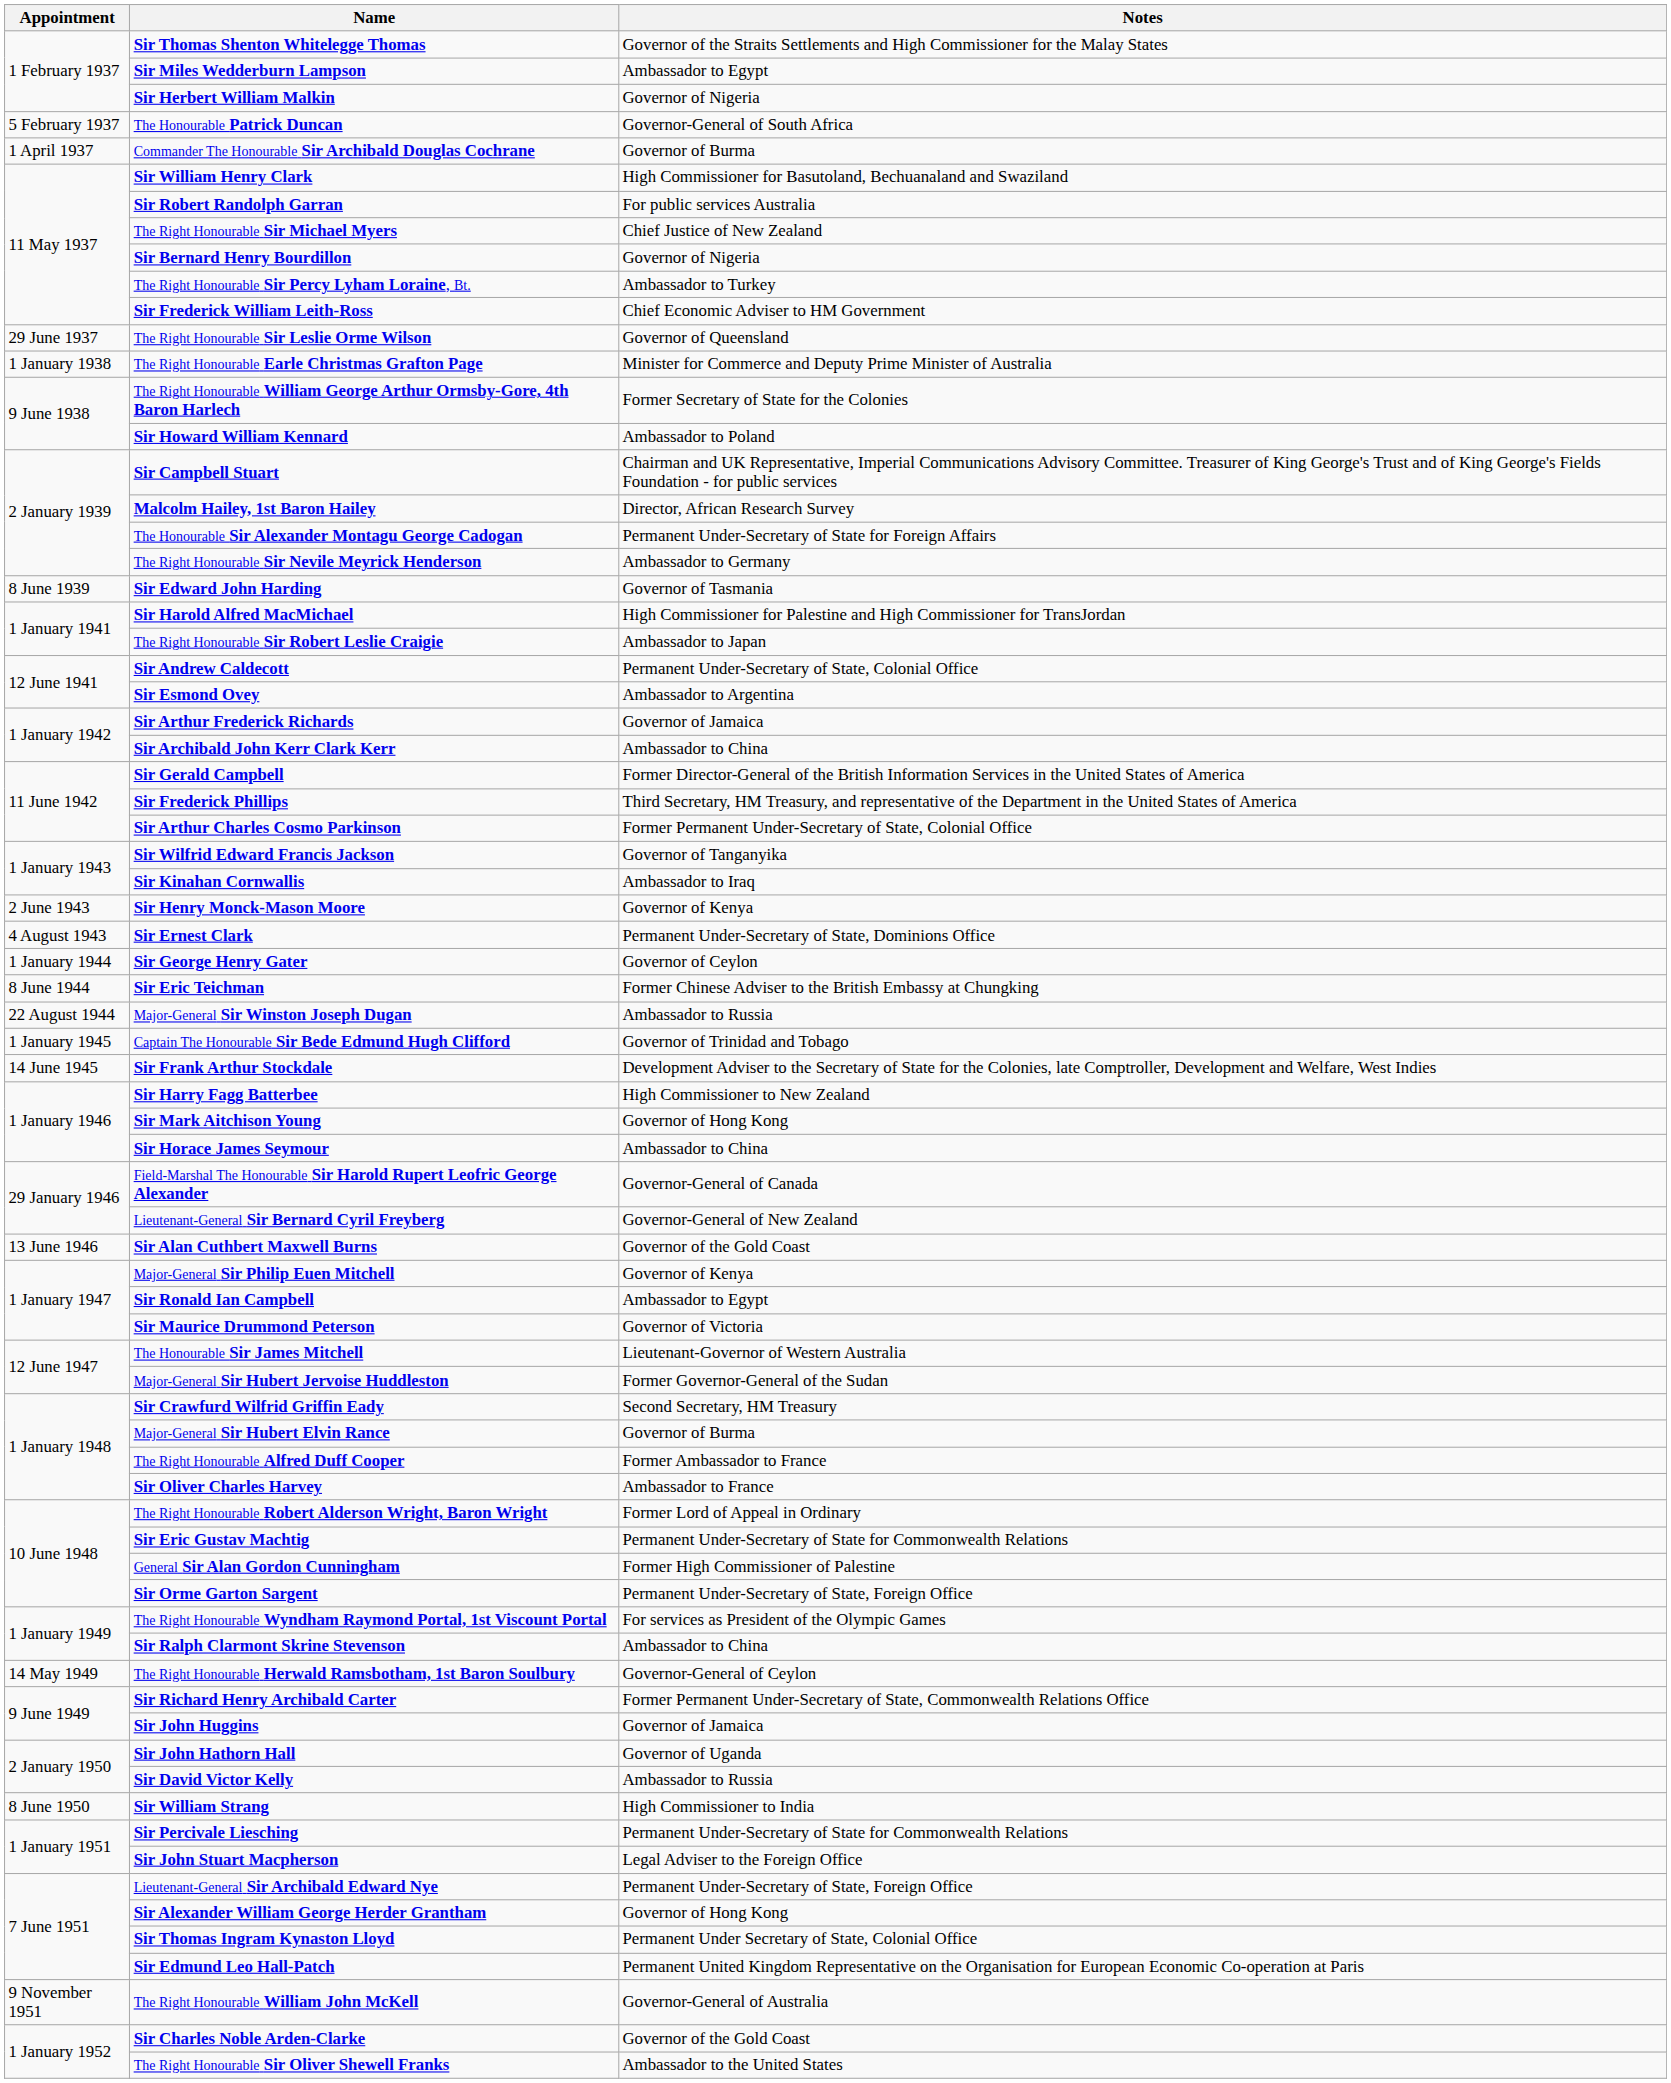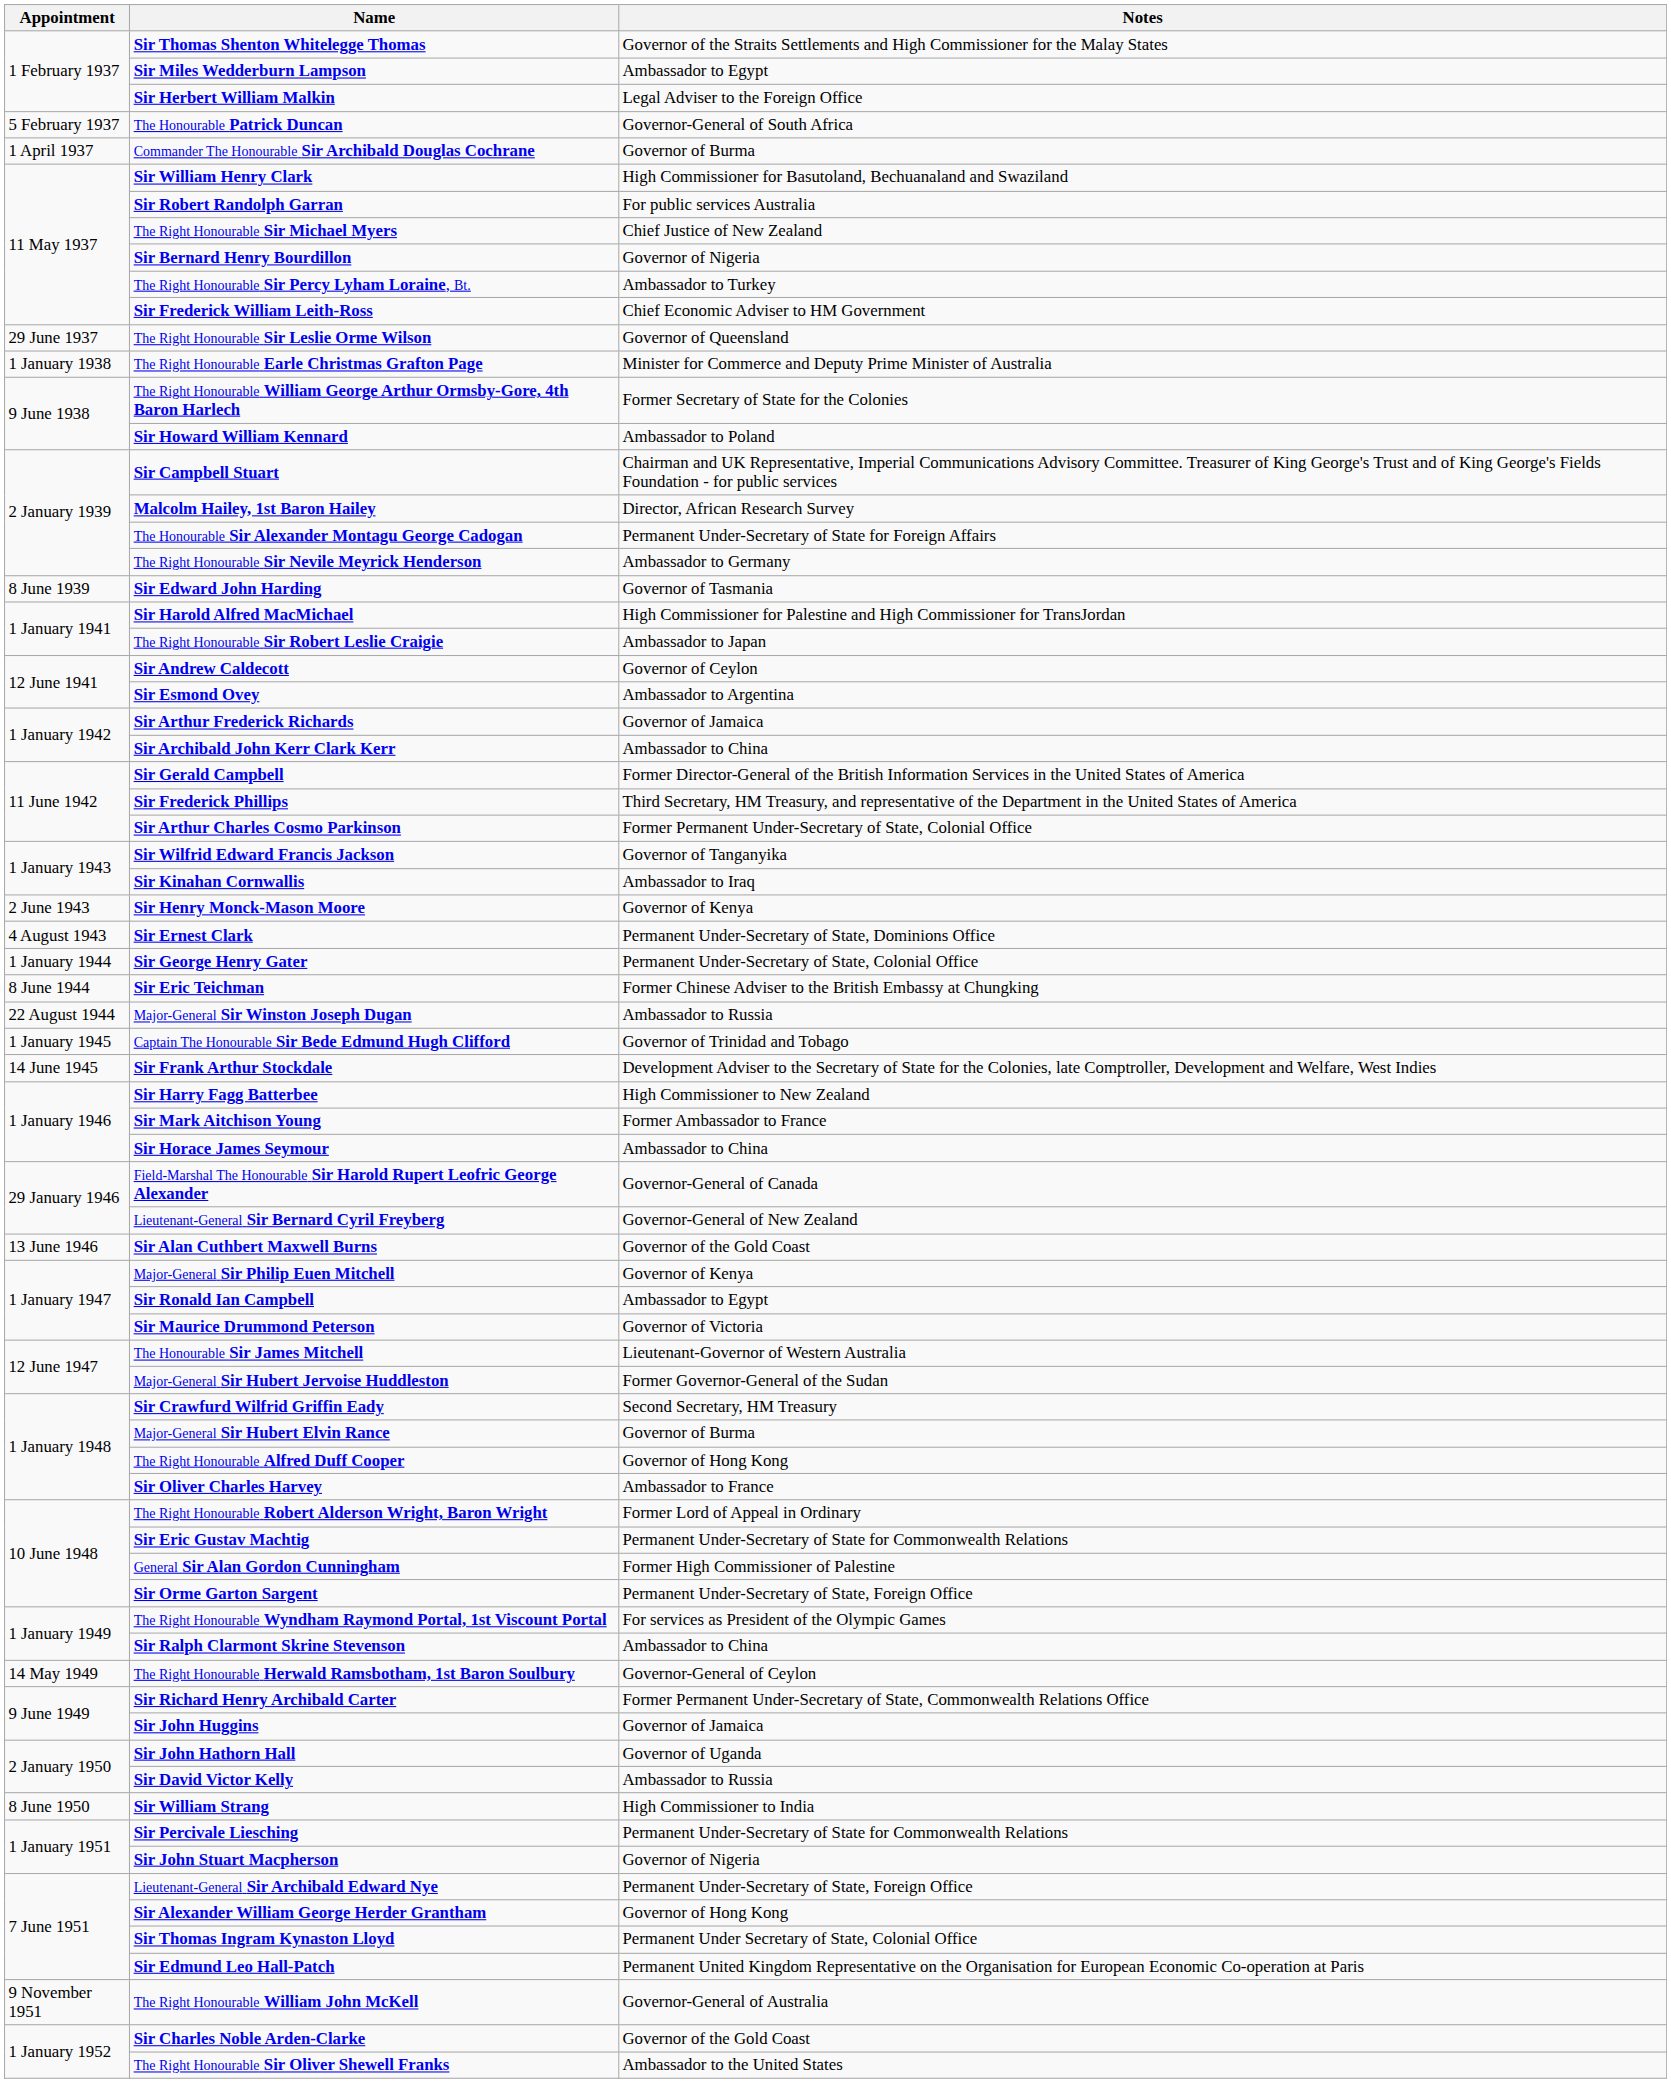(691, 97) Governor of Nigeria -> (742, 97) Legal Adviser to the Foreign Office
(800, 668) Permanent Under-Secretary of State, Colonial Office -> (690, 668) Governor of Ceylon
(690, 961) Governor of Ceylon -> (800, 961) Permanent Under-Secretary of State, Colonial Office
(705, 1121) Governor of Hong Kong -> (724, 1121) Former Ambassador to France
(724, 1459) Former Ambassador to France -> (705, 1459) Governor of Hong Kong
(742, 1859) Legal Adviser to the Foreign Office -> (691, 1859) Governor of Nigeria
